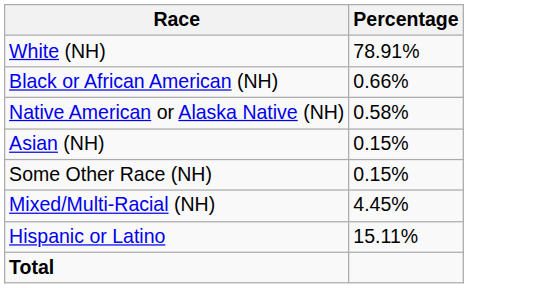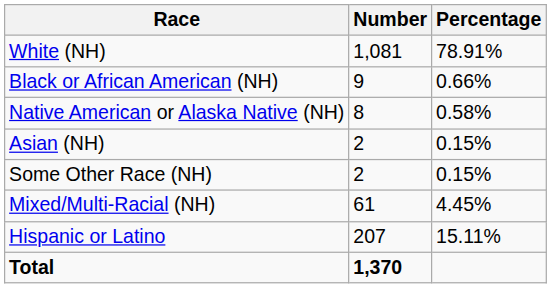+ column: (390, 19)
